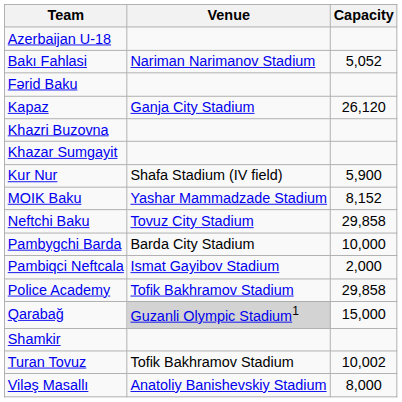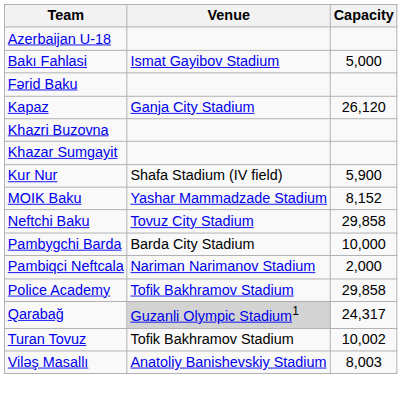(223, 61) Nariman Narimanov Stadium -> (205, 61) Ismat Gayibov Stadium
(364, 61) 5,052 -> (364, 61) 5,000
(205, 267) Ismat Gayibov Stadium -> (223, 267) Nariman Narimanov Stadium
(364, 314) 15,000 -> (364, 314) 24,317
- row: (34, 339)
(364, 385) 8,000 -> (364, 362) 8,003
